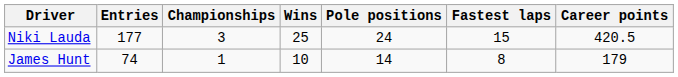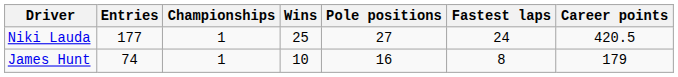(221, 38) 3 -> (221, 38) 1
(384, 38) 24 -> (384, 38) 27
(501, 38) 15 -> (501, 38) 24
(384, 61) 14 -> (384, 61) 16
